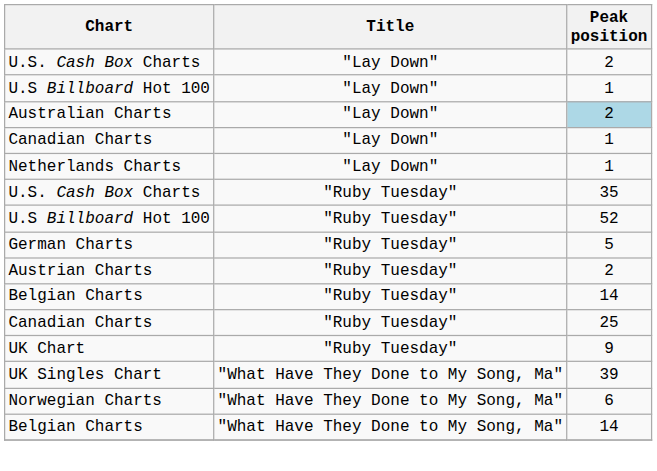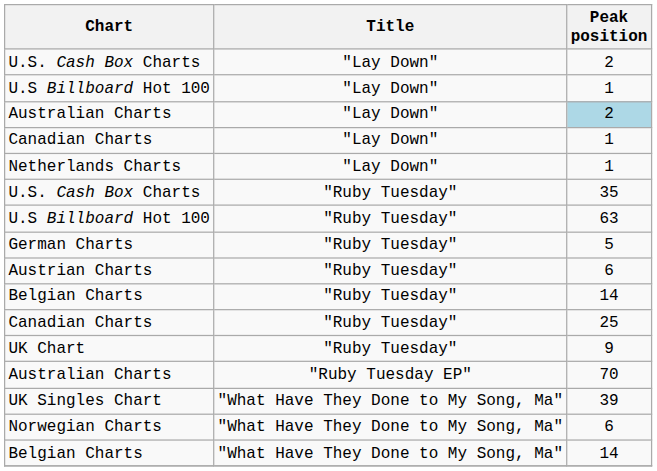(609, 219) 52 -> (609, 219) 63
(609, 271) 2 -> (609, 271) 6
+ row: (90, 375)
